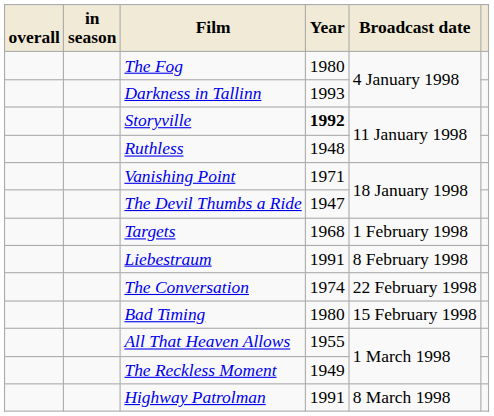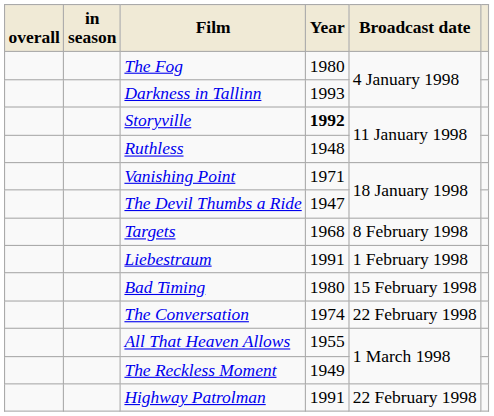(410, 231) 1 February 1998 -> (410, 231) 8 February 1998
(410, 259) 8 February 1998 -> (410, 259) 1 February 1998
rows swapped: (165, 314) <-> (187, 286)
(402, 397) 8 March 1998 -> (415, 397) 22 February 1998
